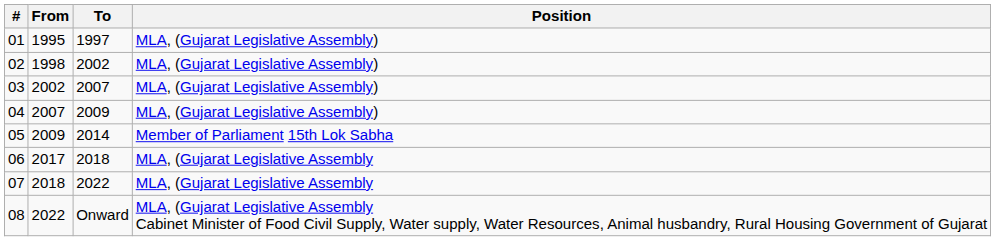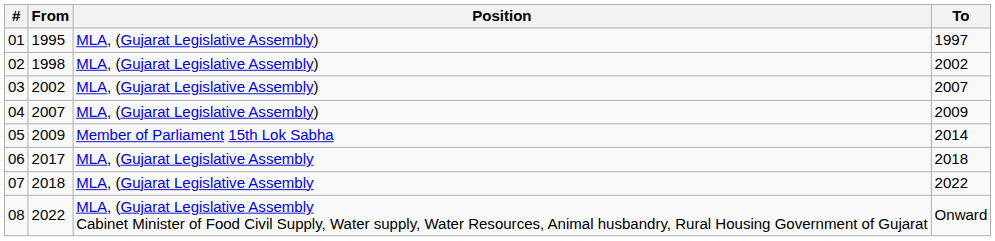columns swapped: (102, 16) <-> (561, 16)
